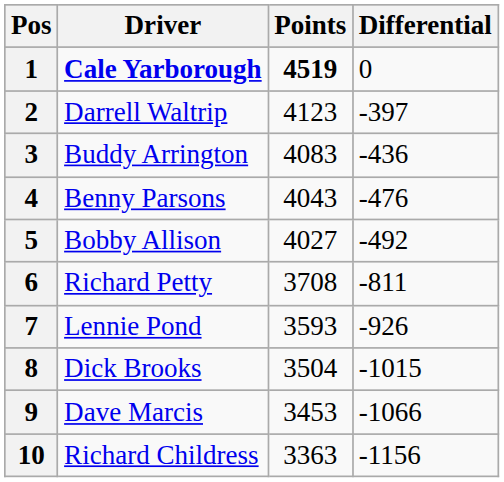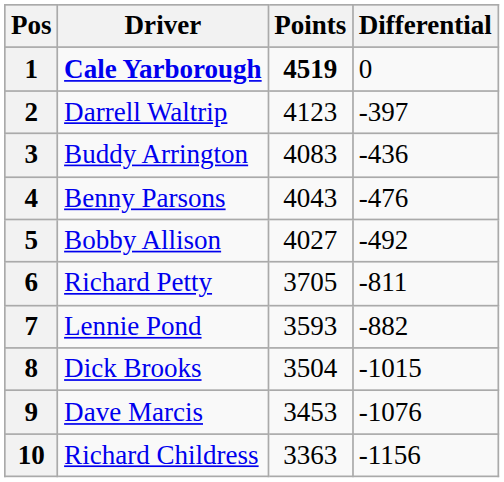(310, 283) 3708 -> (310, 283) 3705
(383, 326) -926 -> (383, 326) -882
(390, 411) -1066 -> (390, 411) -1076
